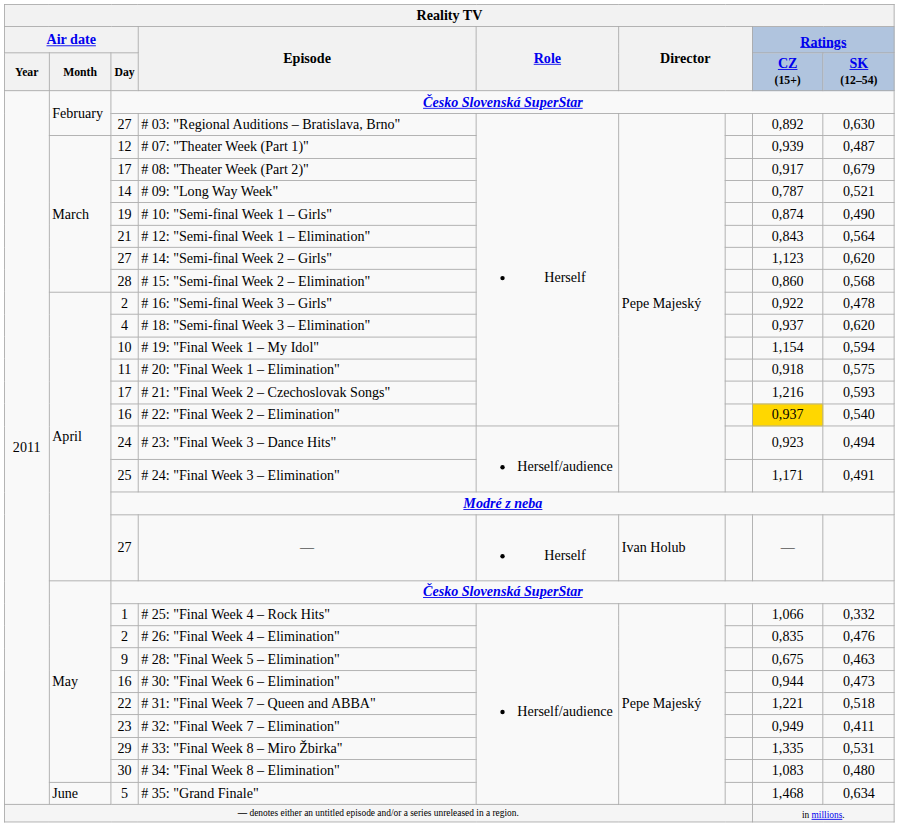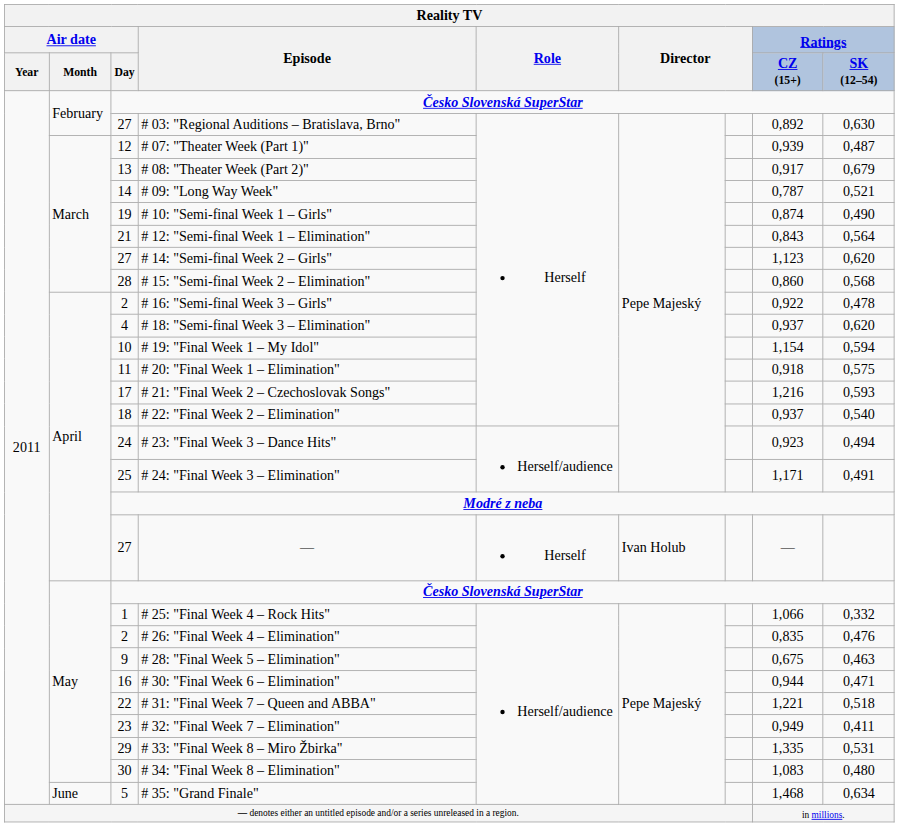(125, 169) 17 -> (125, 169) 13
(125, 414) 16 -> (125, 414) 18
(788, 414) gold background -> (788, 414) no background
(859, 681) 0,473 -> (859, 681) 0,471
